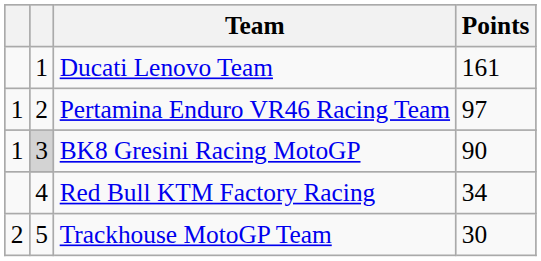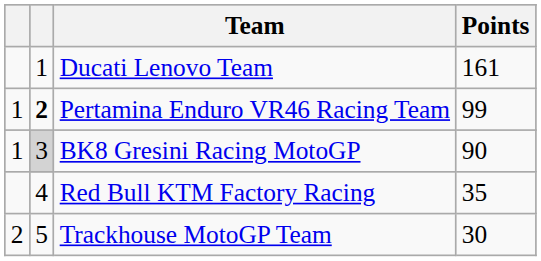(42, 109) normal -> (42, 109) bold
(475, 109) 97 -> (475, 109) 99
(475, 193) 34 -> (475, 193) 35
